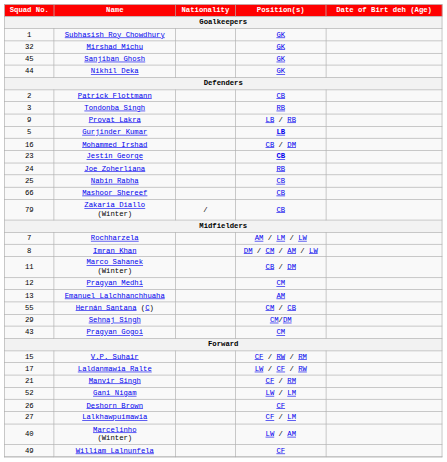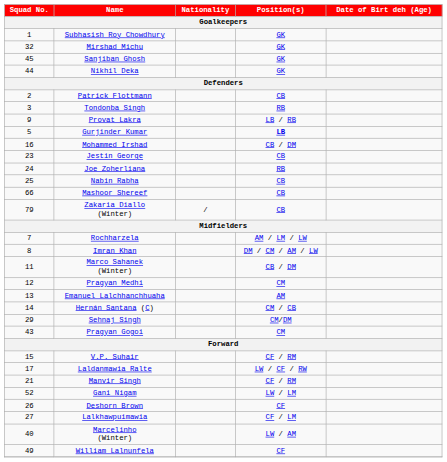(281, 156) bold -> (281, 156) normal
(29, 308) 55 -> (29, 308) 14
(281, 356) CF / RW / RM -> (281, 356) CF / RM
